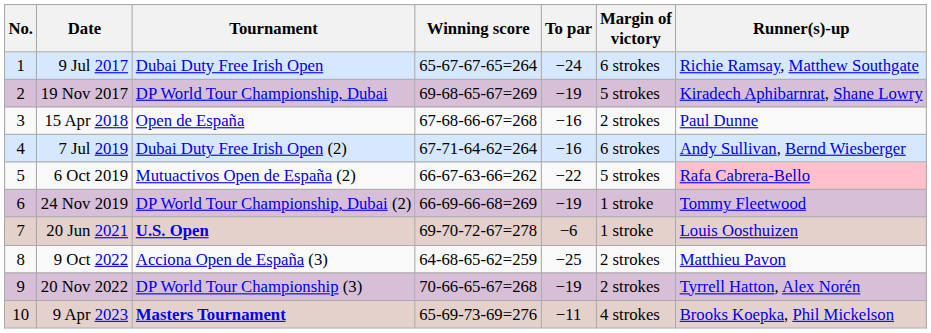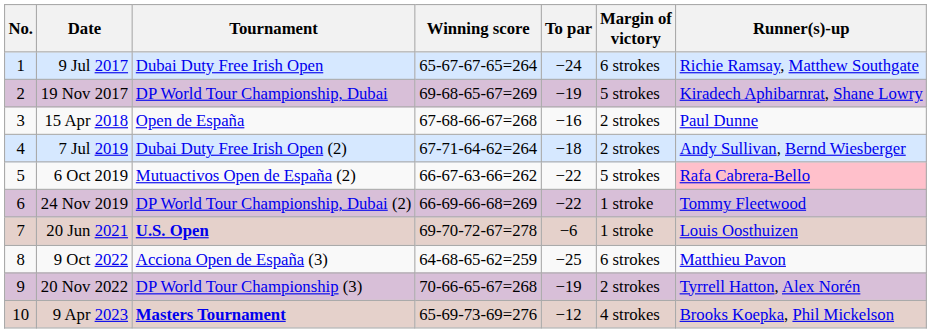(569, 148) −16 -> (569, 148) −18
(630, 148) 6 strokes -> (630, 148) 2 strokes
(569, 203) −19 -> (569, 203) −22
(630, 258) 2 strokes -> (630, 258) 6 strokes
(569, 313) −11 -> (569, 313) −12
